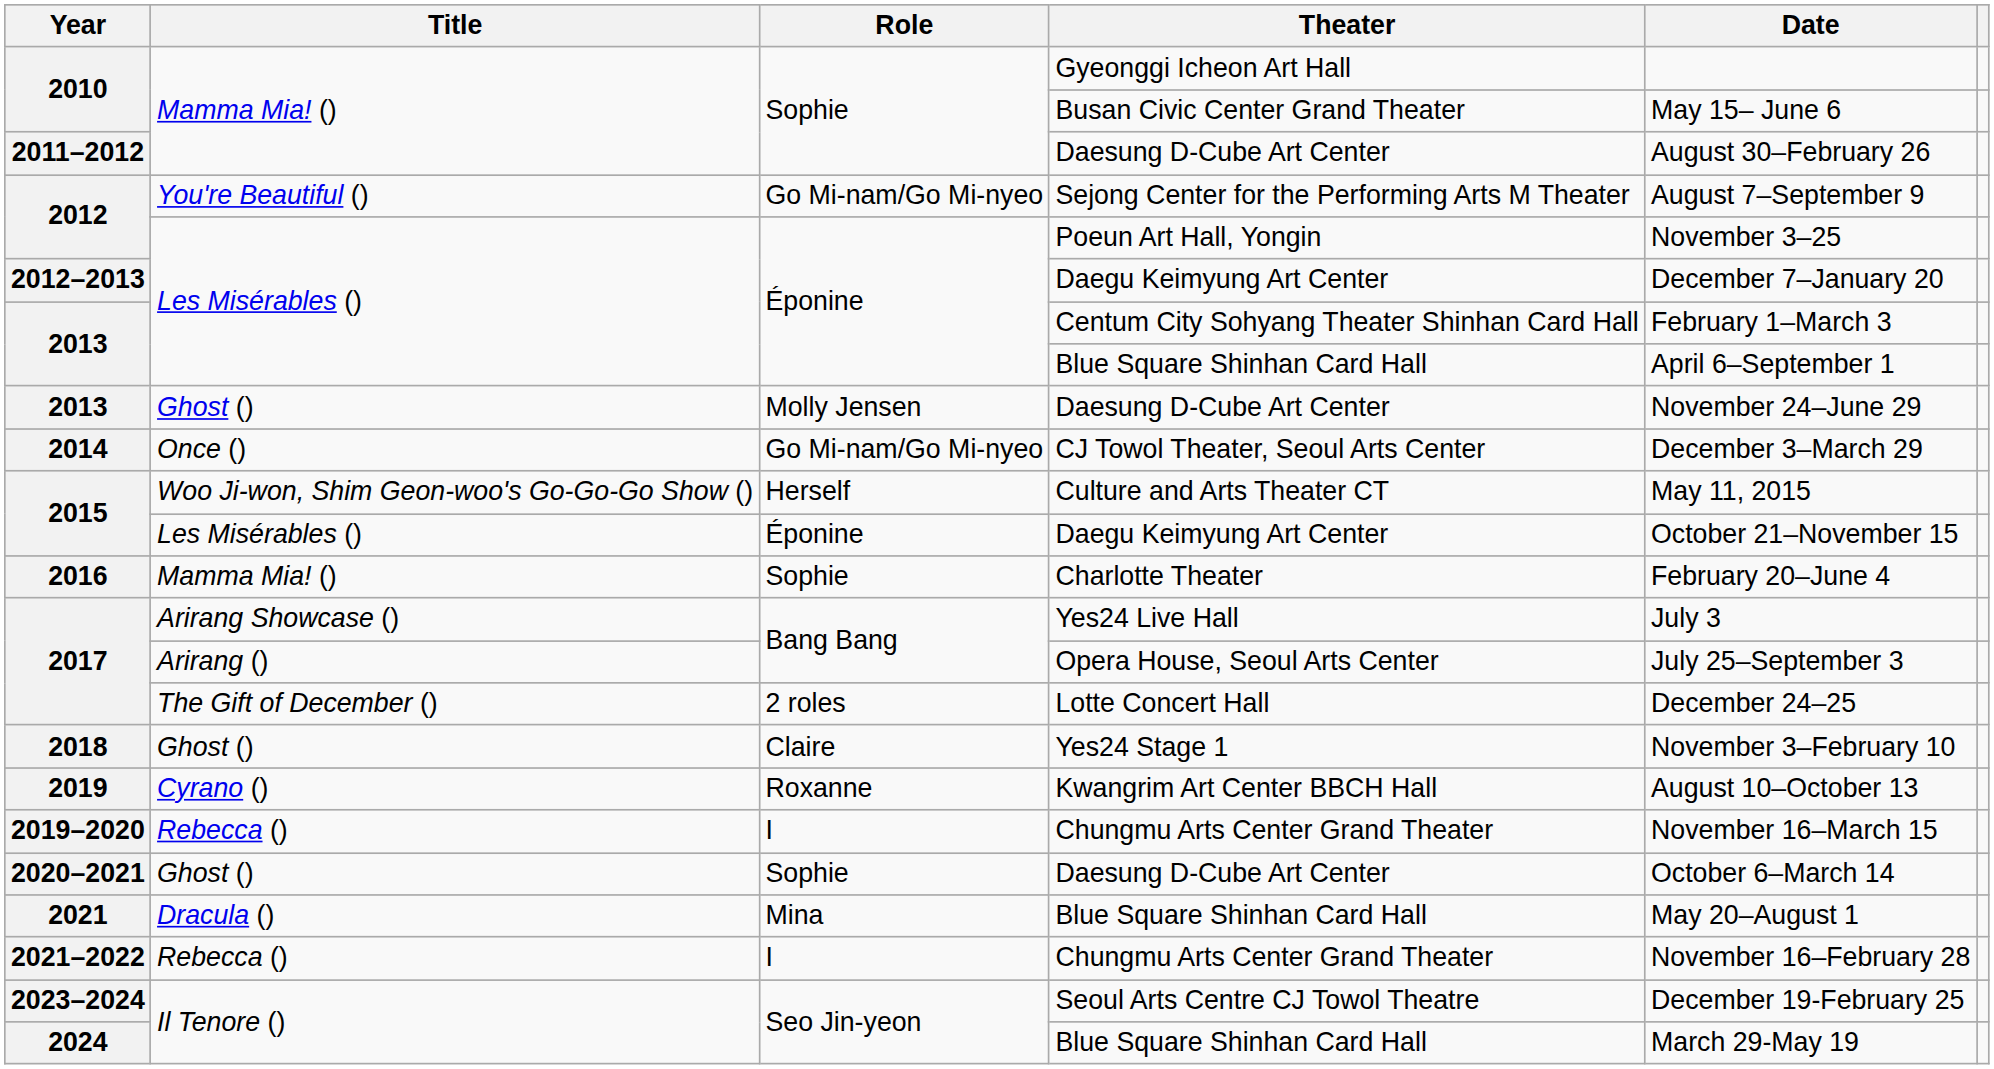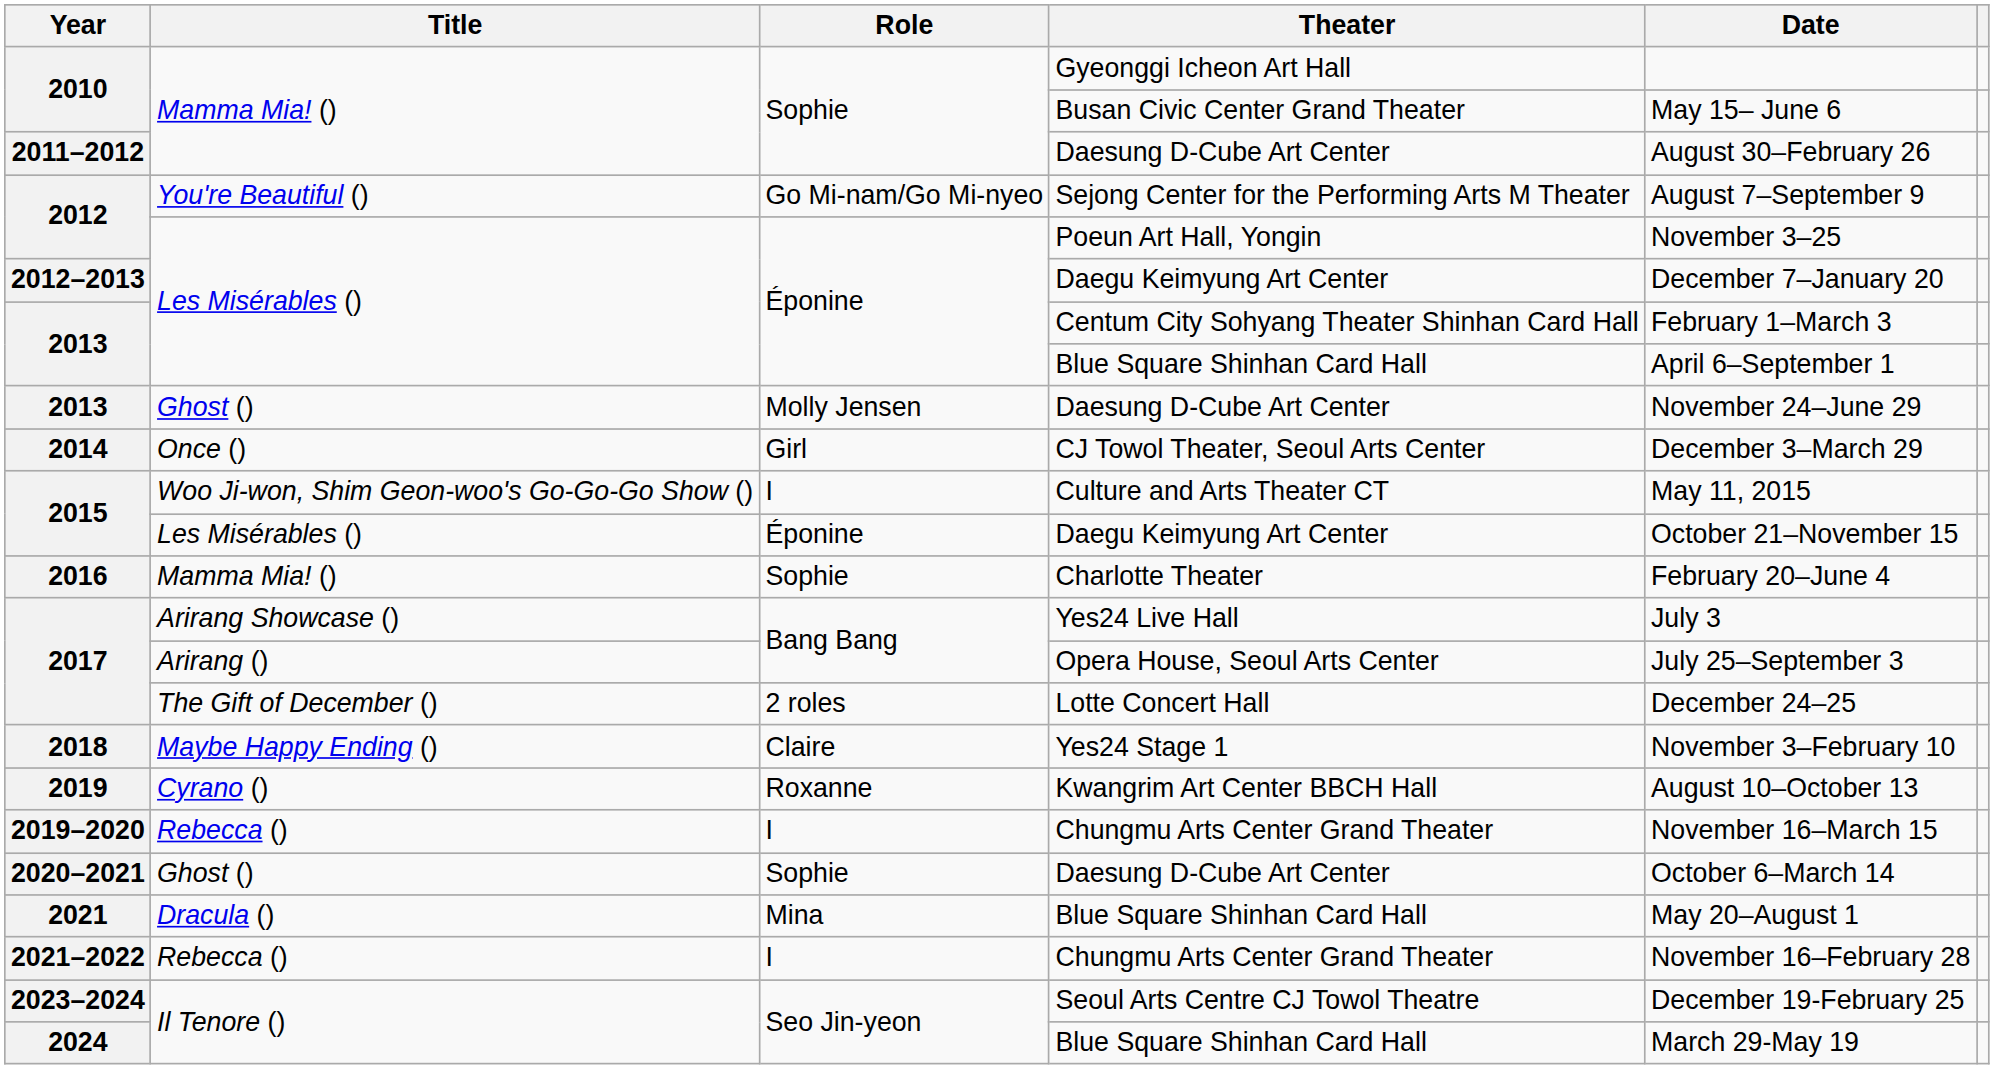(904, 449) Go Mi-nam/Go Mi-nyeo -> (786, 449) Girl
(808, 491) Herself -> (769, 491) I
(205, 746) Ghost () -> (297, 746) Maybe Happy Ending ()
